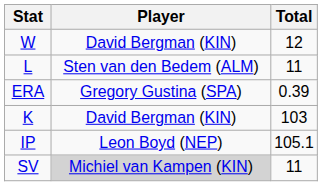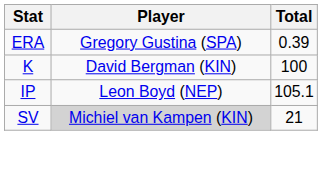- row: (28, 42)
- row: (28, 67)
(294, 117) 103 -> (294, 67) 100
(294, 167) 11 -> (294, 117) 21
